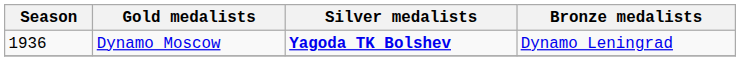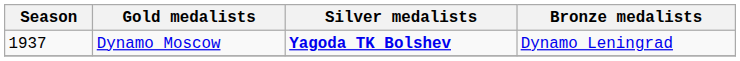(27, 43) 1936 -> (27, 43) 1937
